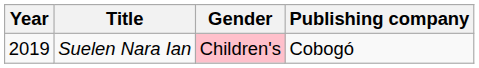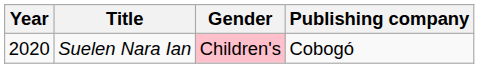(29, 48) 2019 -> (29, 48) 2020
